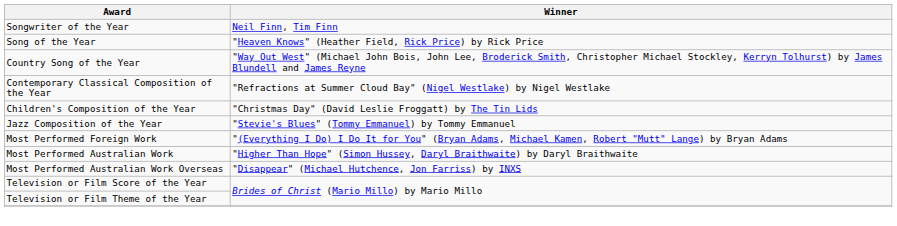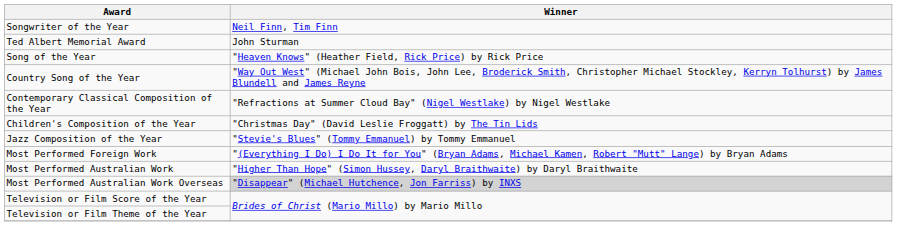+ row: (76, 42)
(377, 169) no background -> (377, 184) lightgrey background
